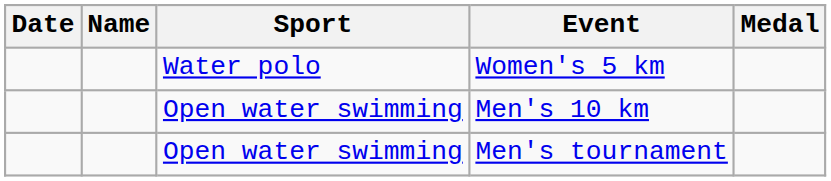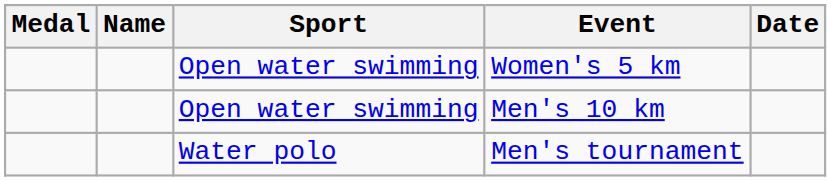columns swapped: (780, 27) <-> (43, 27)
(242, 69) Water polo -> (329, 69) Open water swimming
(313, 154) Open water swimming -> (258, 154) Water polo
